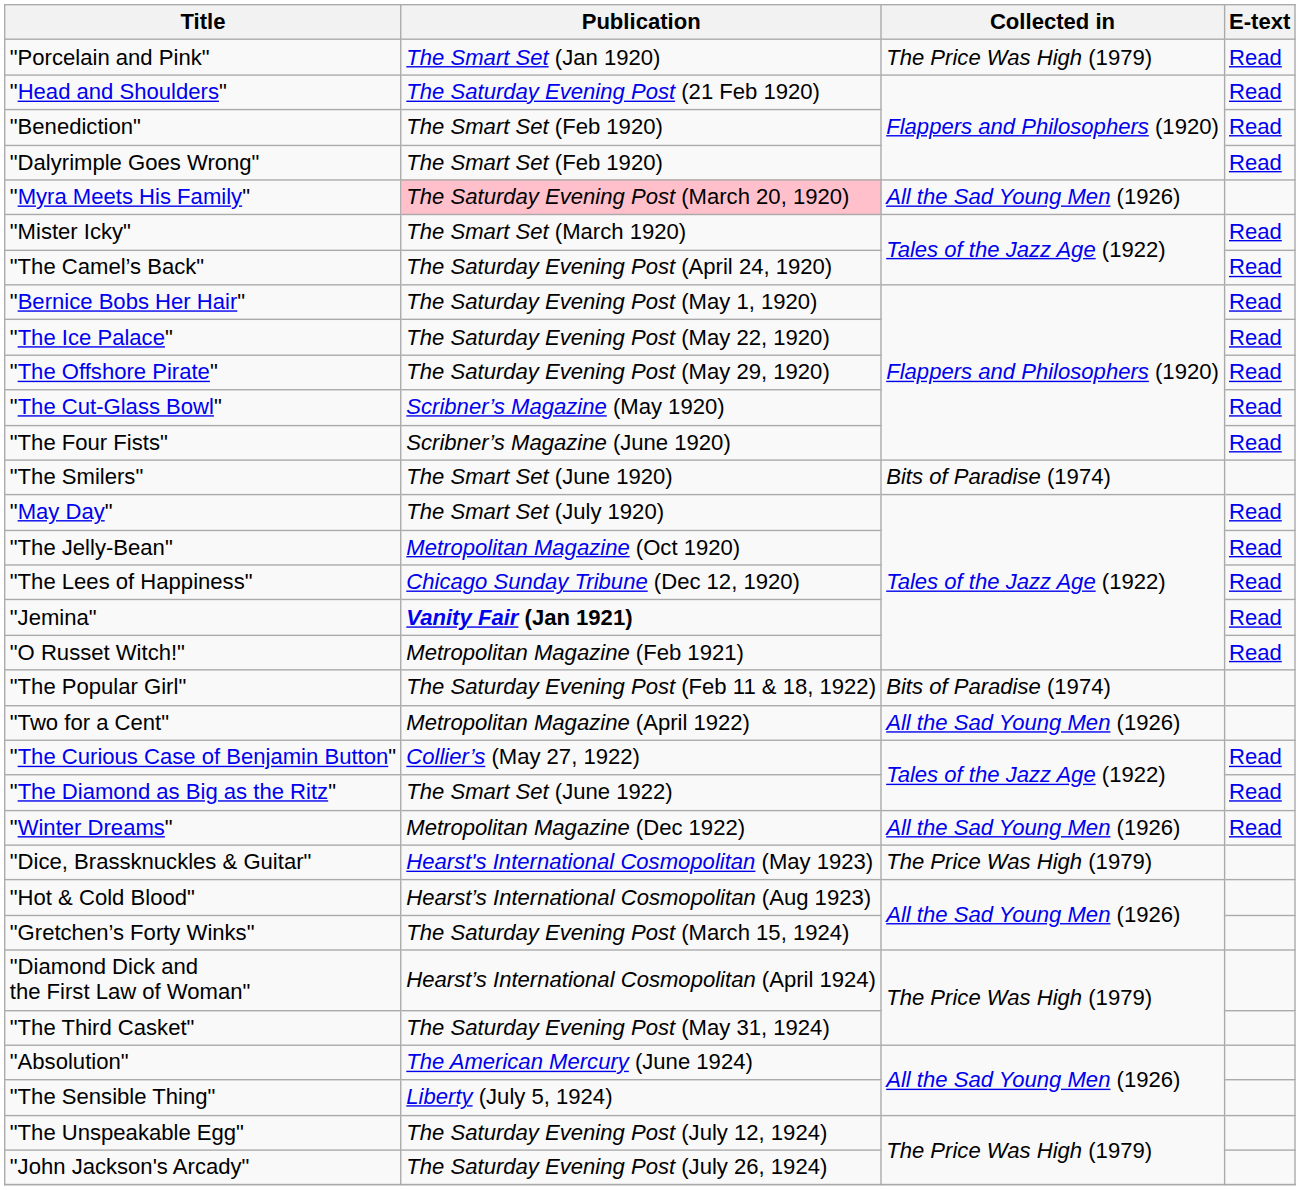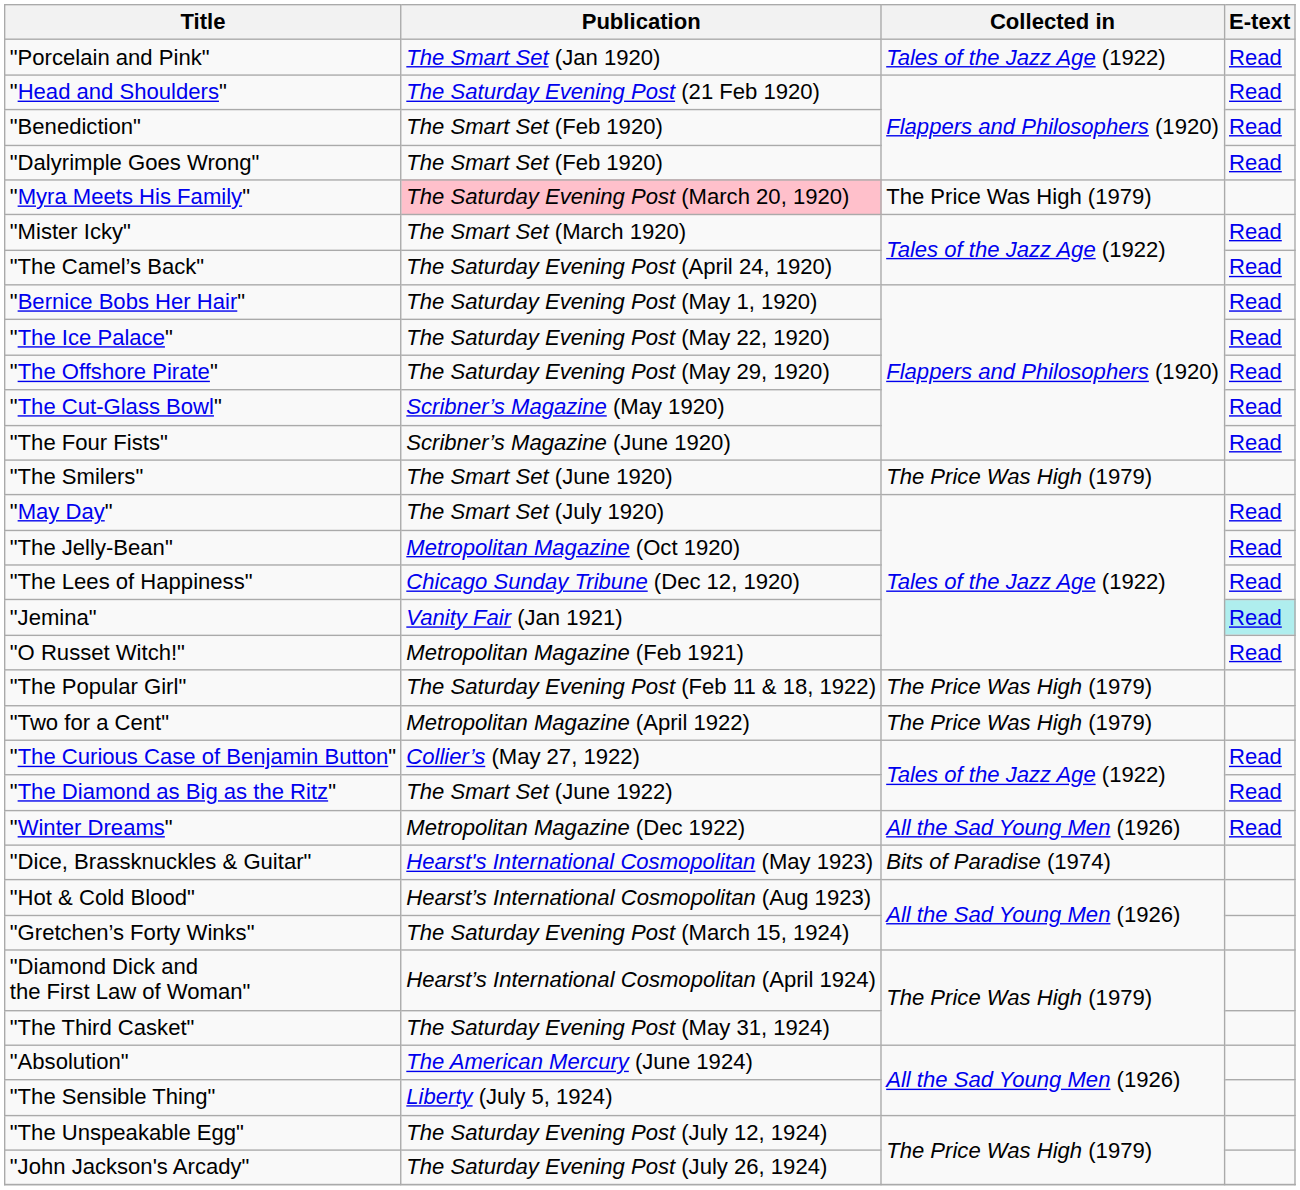(1019, 57) The Price Was High (1979) -> (1026, 57) Tales of the Jazz Age (1922)
(1033, 197) All the Sad Young Men (1926) -> (1019, 197) The Price Was High (1979)
(998, 477) Bits of Paradise (1974) -> (1019, 477) The Price Was High (1979)
(519, 617) bold -> (515, 617) normal
(1255, 617) no background -> (1255, 617) paleturquoise background
(998, 687) Bits of Paradise (1974) -> (1019, 687) The Price Was High (1979)
(1033, 722) All the Sad Young Men (1926) -> (1019, 722) The Price Was High (1979)
(1019, 862) The Price Was High (1979) -> (998, 862) Bits of Paradise (1974)
